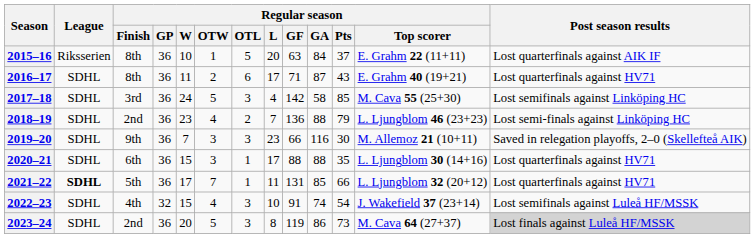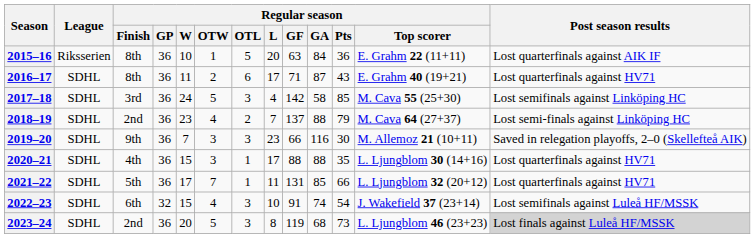(343, 56) 37 -> (343, 56) 36
(295, 119) 136 -> (295, 119) 137
(422, 119) L. Ljungblom 46 (23+23) -> (409, 119) M. Cava 64 (27+37)
(133, 160) 6th -> (133, 160) 4th
(84, 181) bold -> (84, 181) normal
(133, 202) 4th -> (133, 202) 6th
(320, 223) 86 -> (320, 223) 68
(409, 223) M. Cava 64 (27+37) -> (422, 223) L. Ljungblom 46 (23+23)
